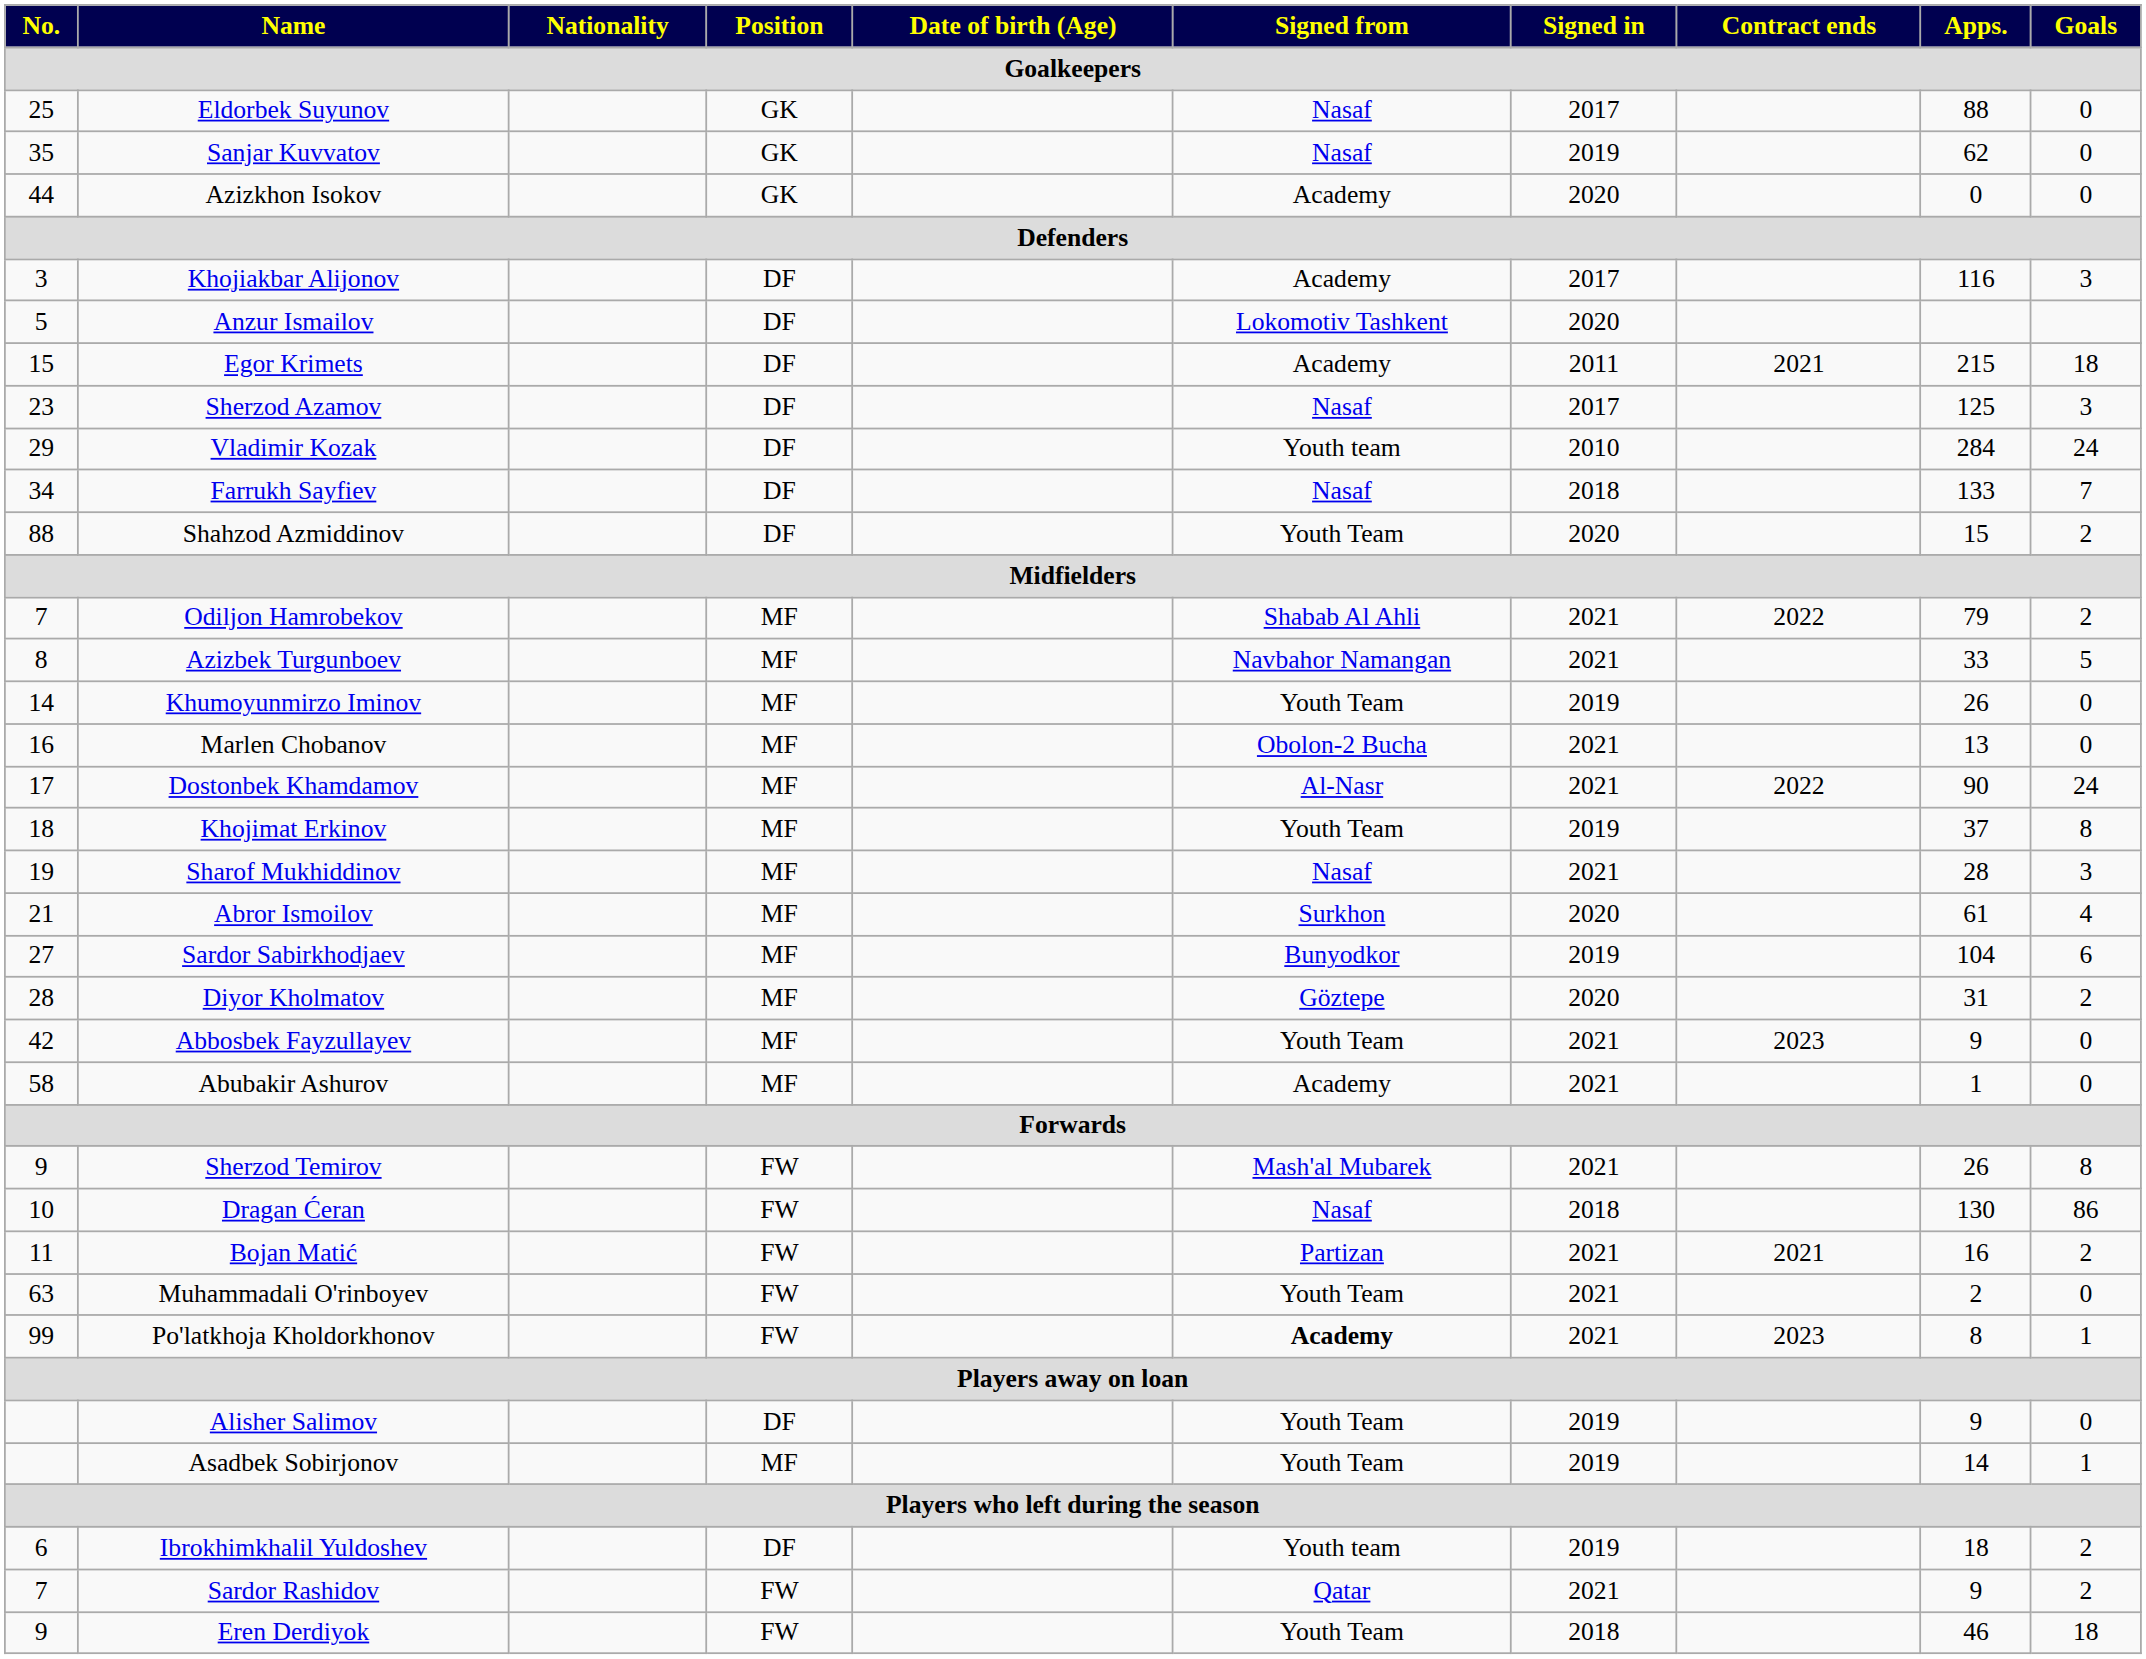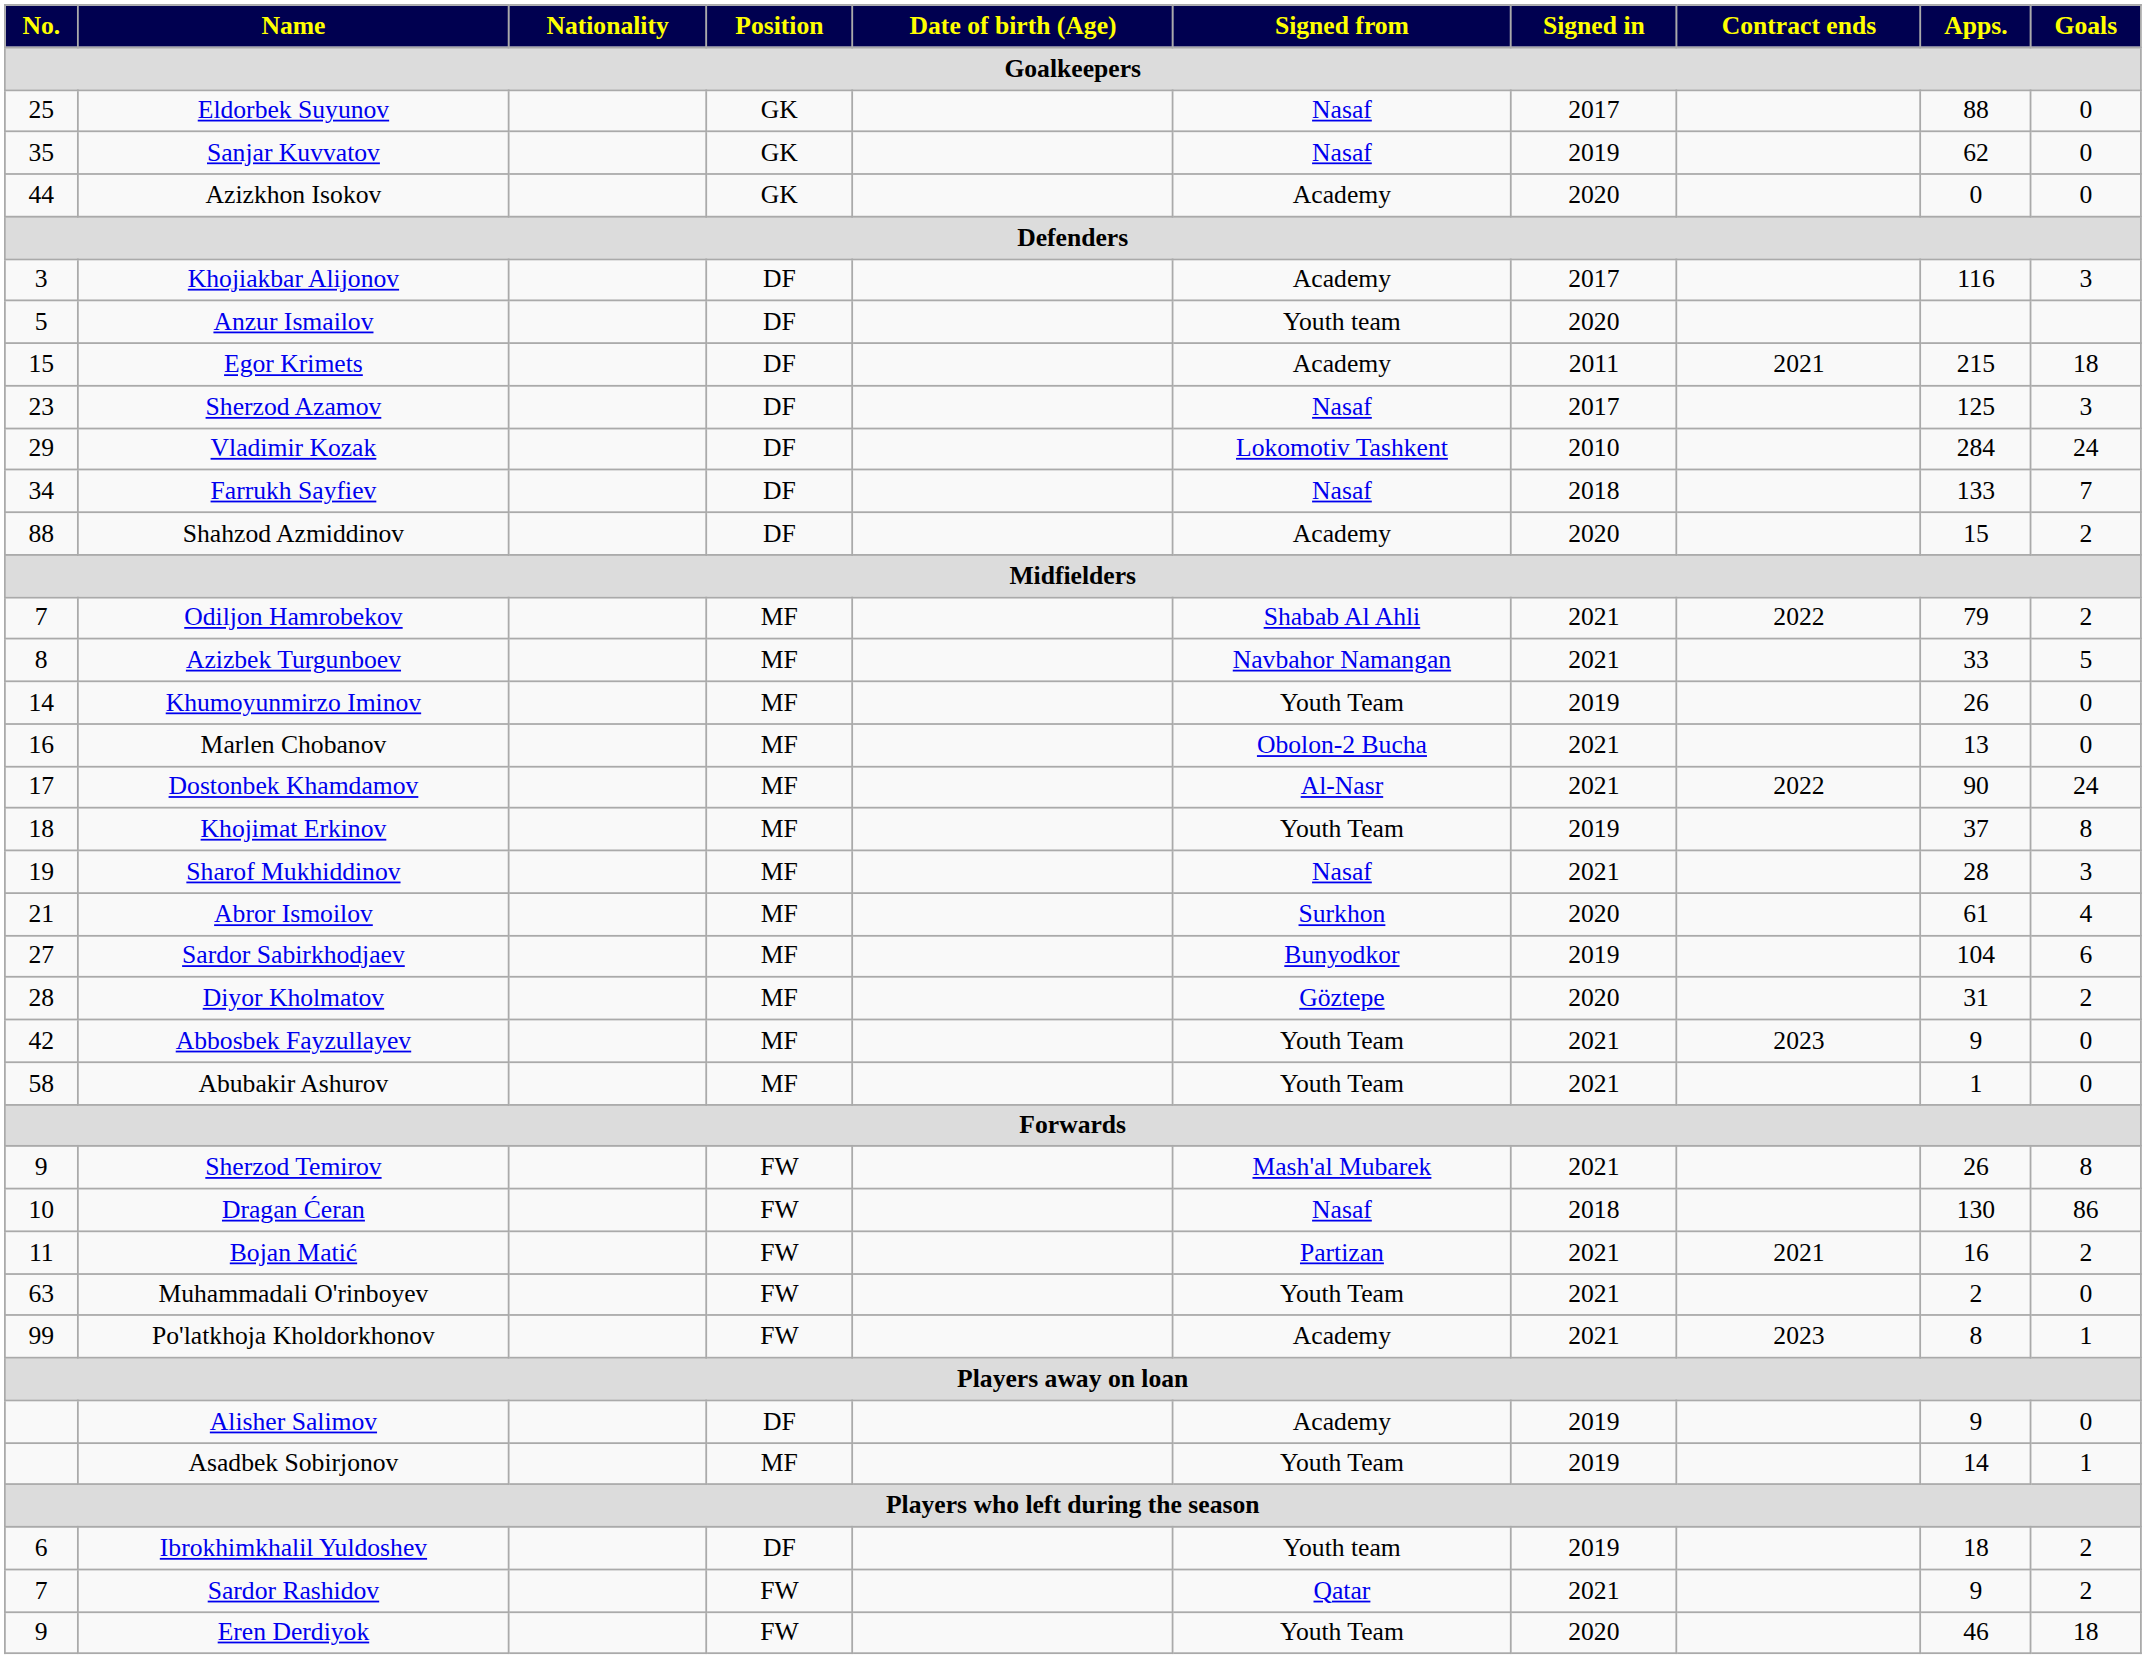(1342, 321) Lokomotiv Tashkent -> (1342, 321) Youth team
(1342, 448) Youth team -> (1342, 448) Lokomotiv Tashkent
(1342, 533) Youth Team -> (1342, 533) Academy
(1342, 1082) Academy -> (1342, 1082) Youth Team
(1342, 1336) bold -> (1342, 1336) normal
(1342, 1421) Youth Team -> (1342, 1421) Academy
(1594, 1632) 2018 -> (1594, 1632) 2020
